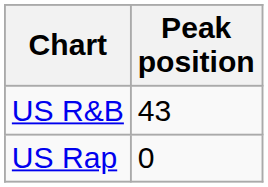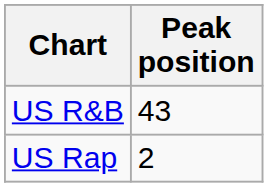(146, 157) 0 -> (146, 157) 2
